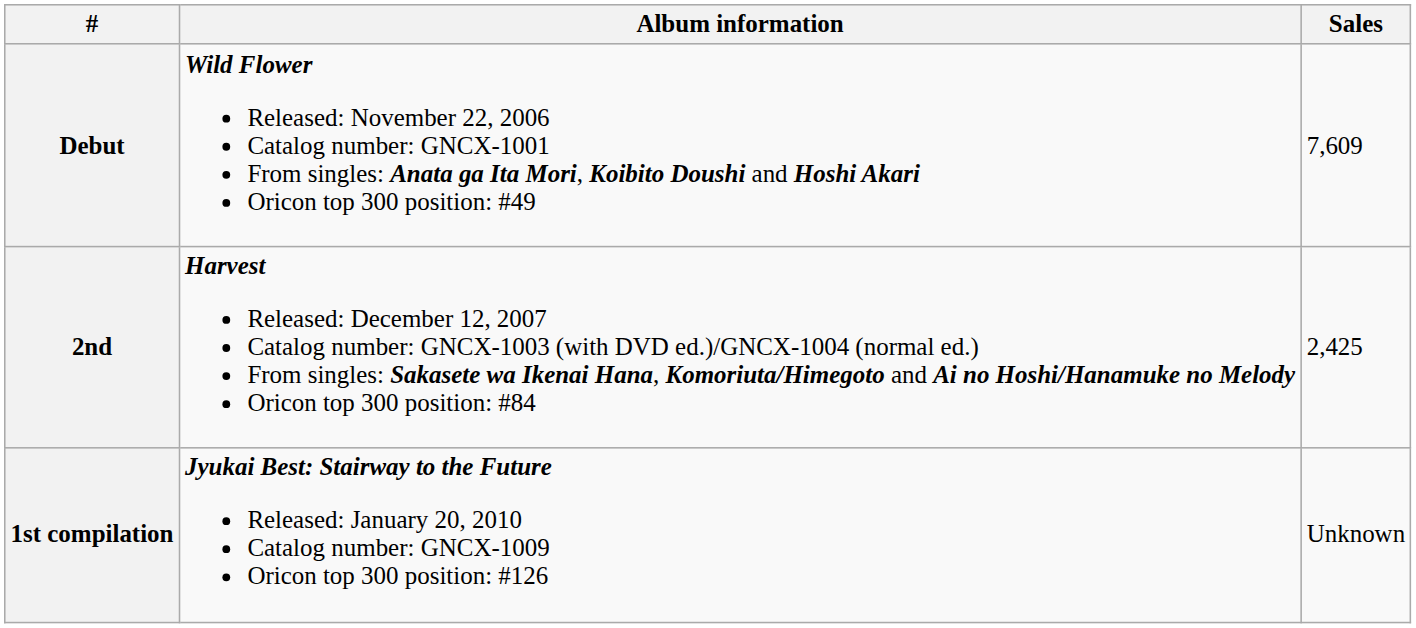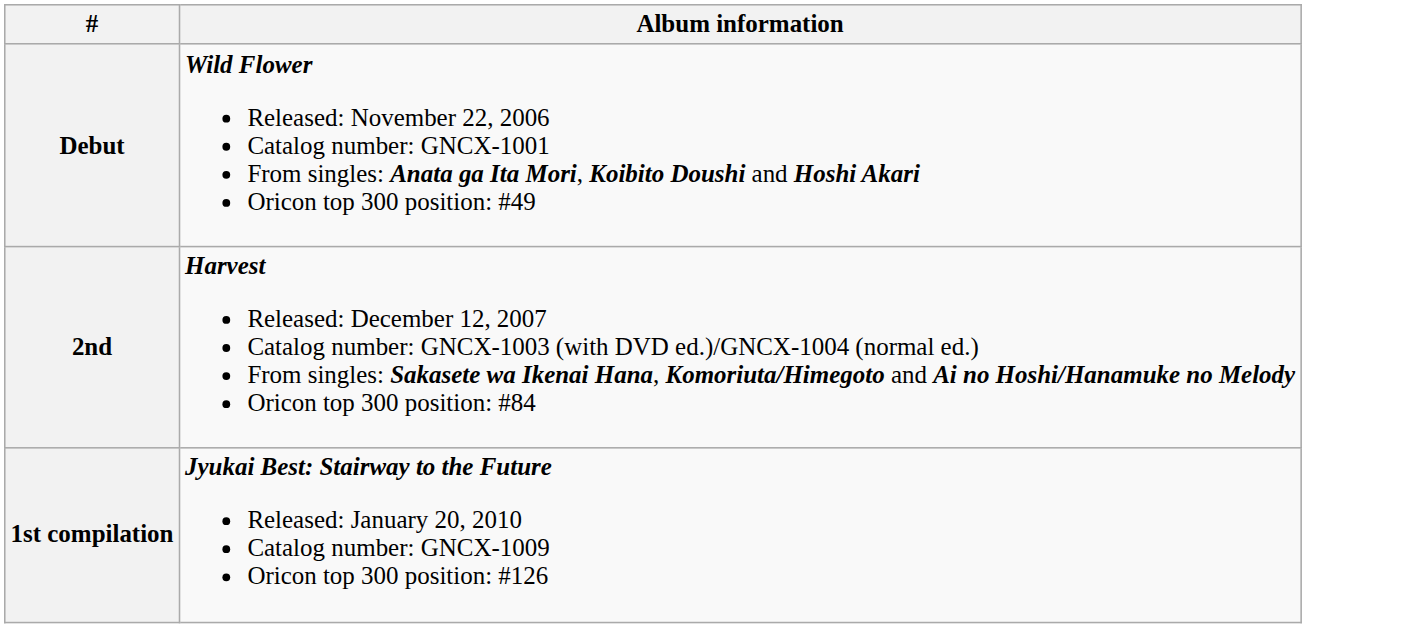- column: (1356, 24)
